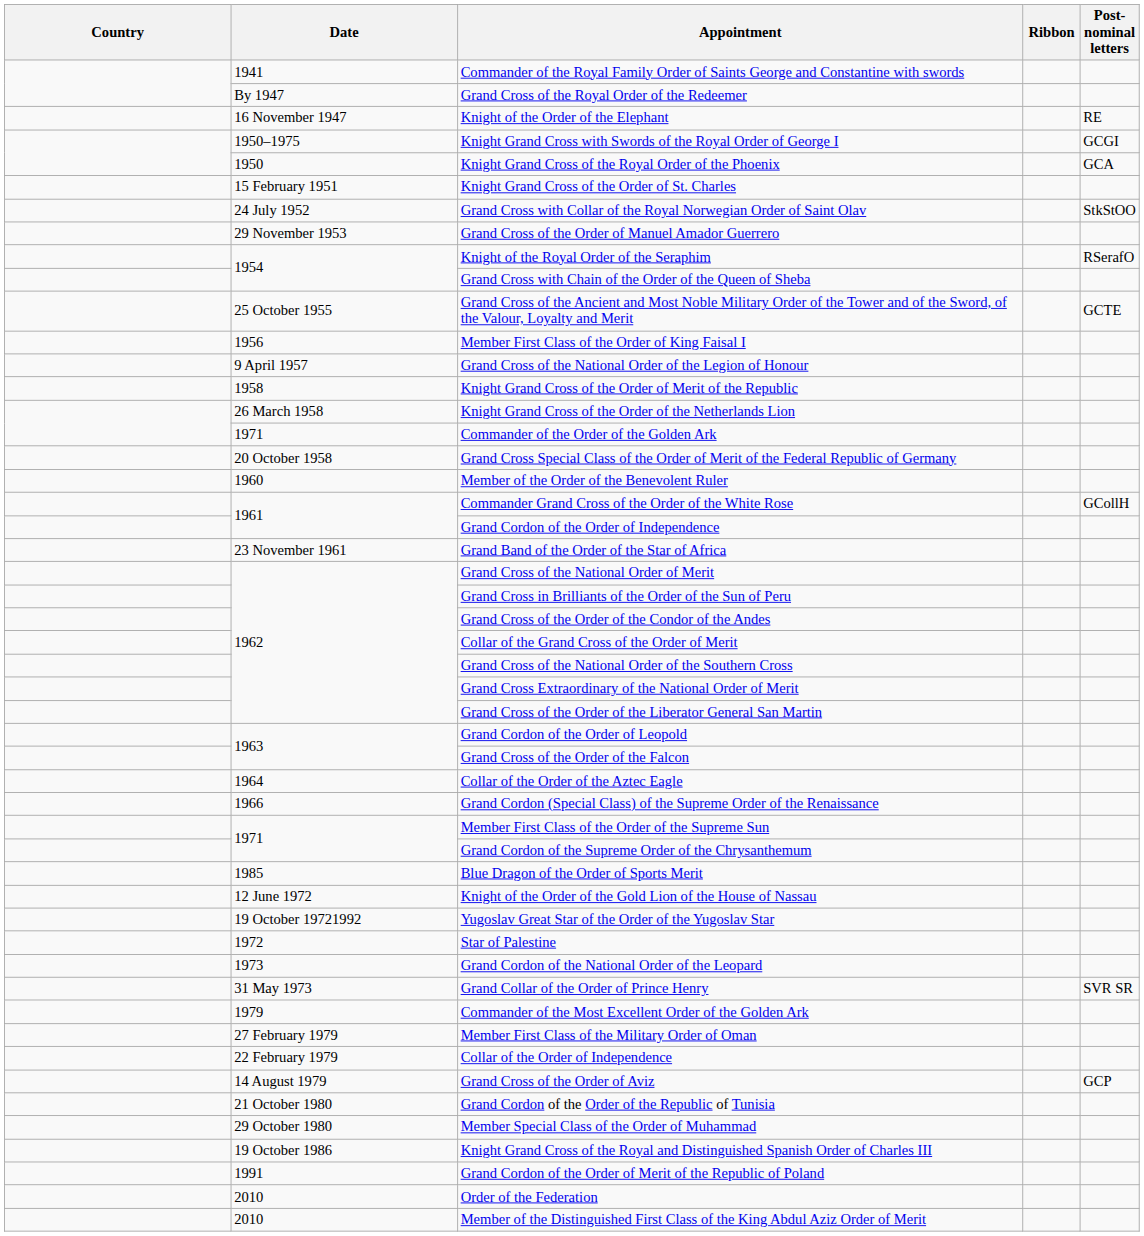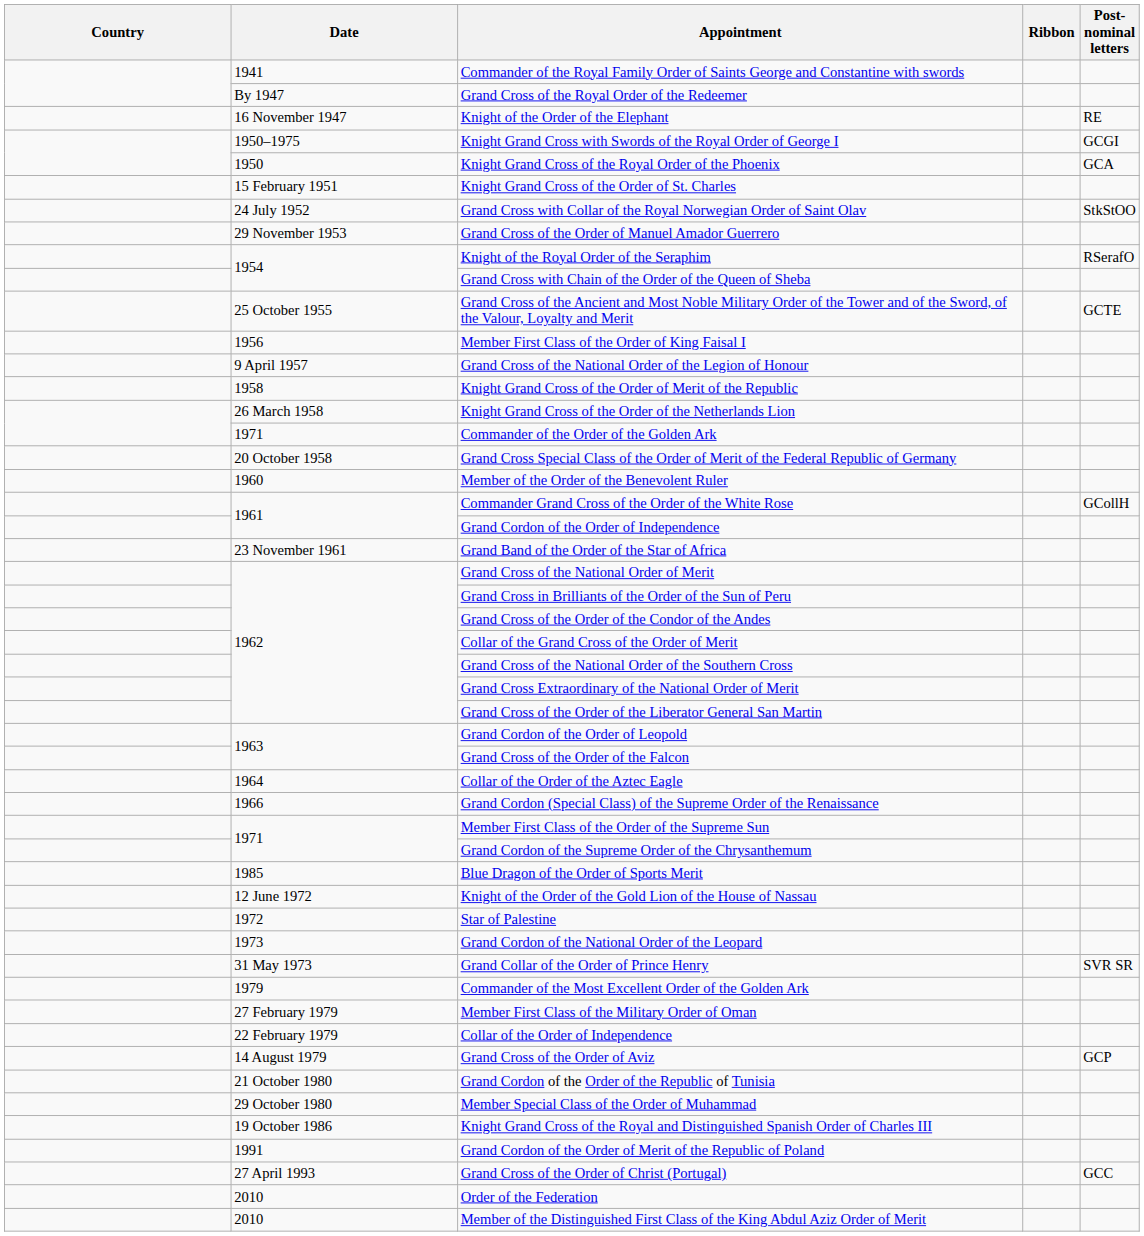- row: (617, 919)
+ row: (593, 1173)
